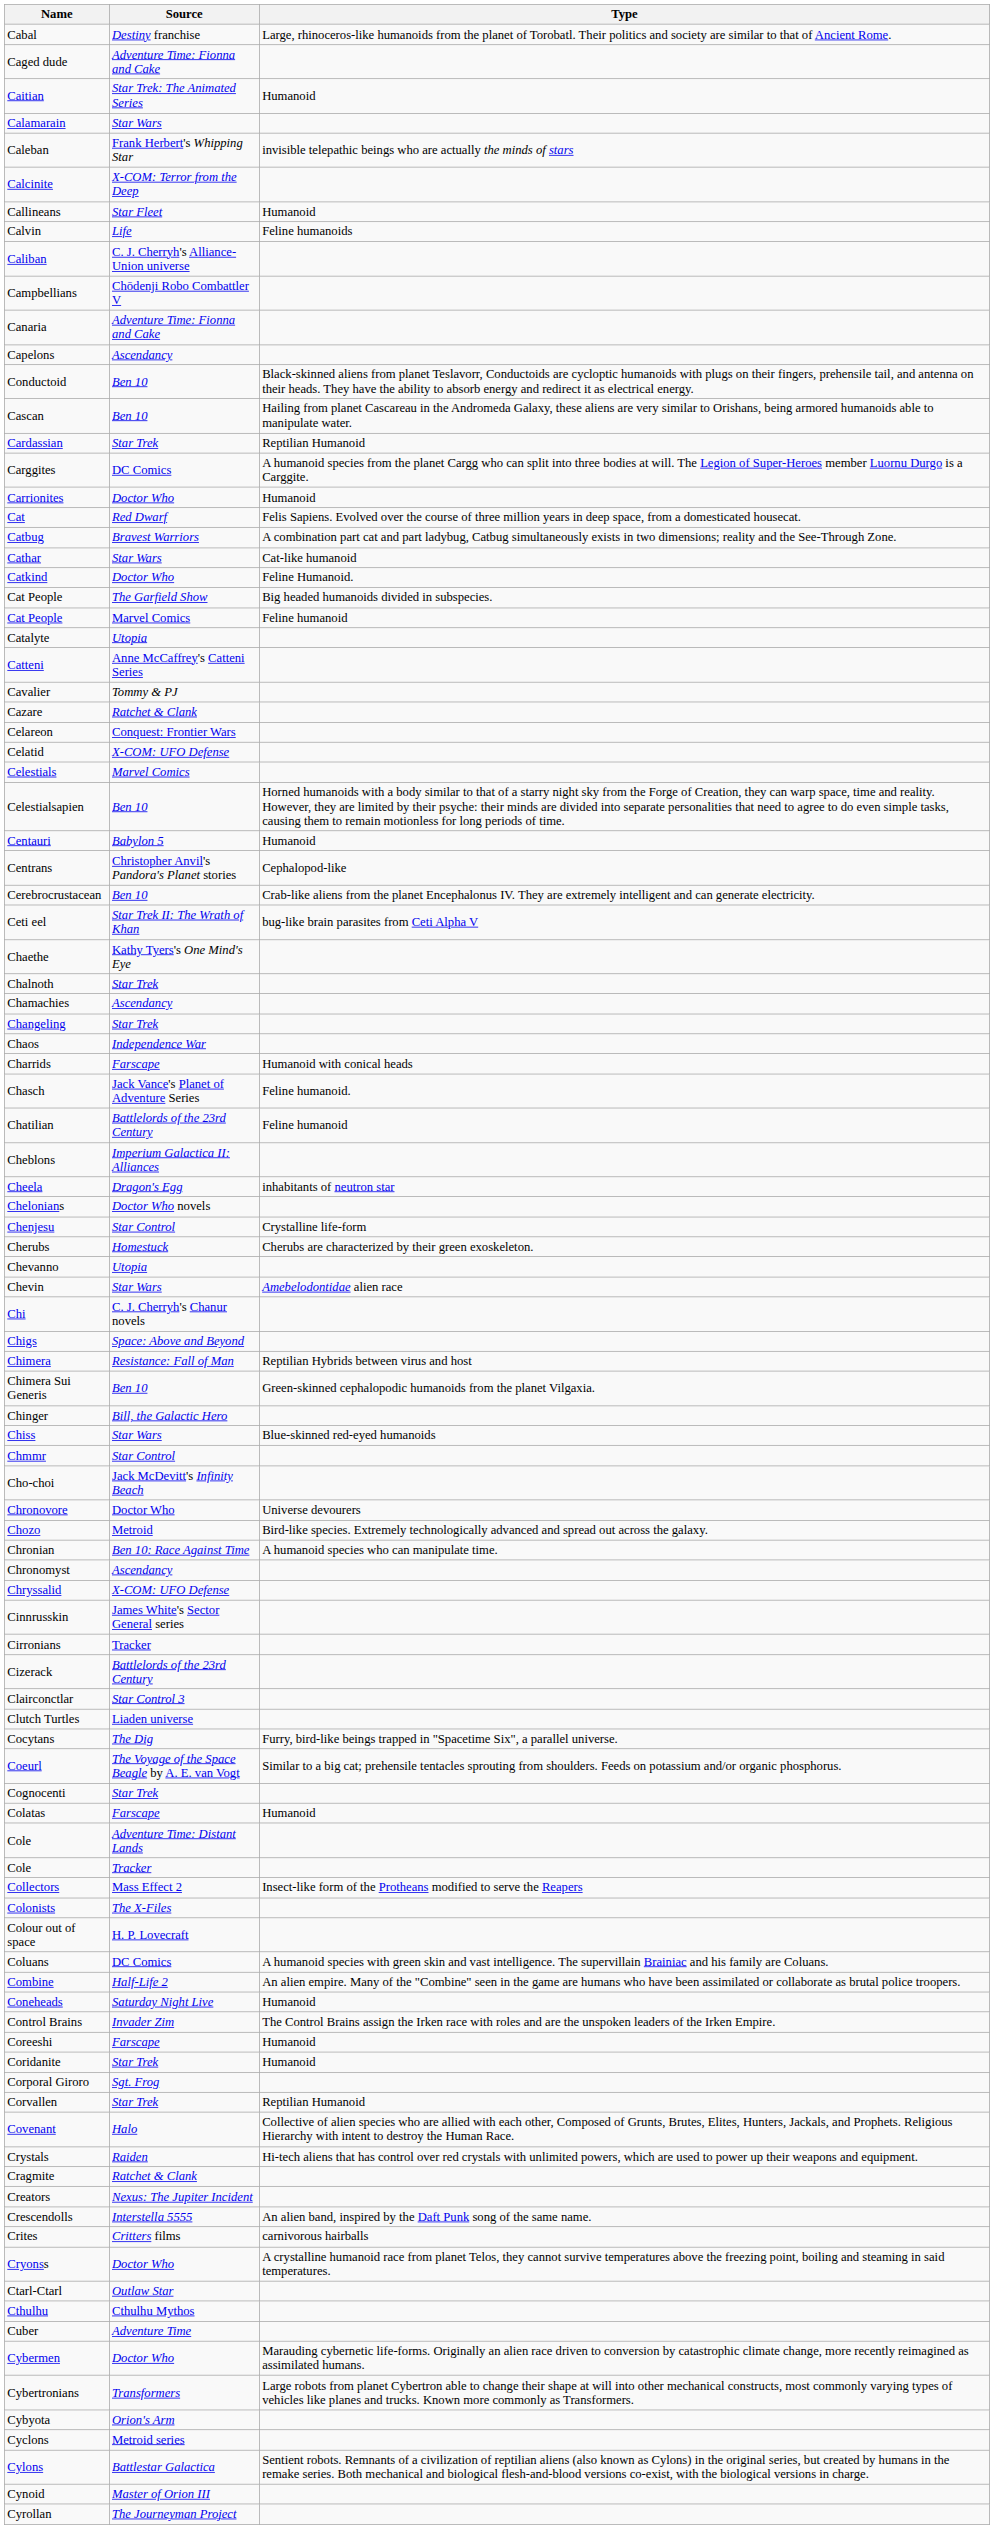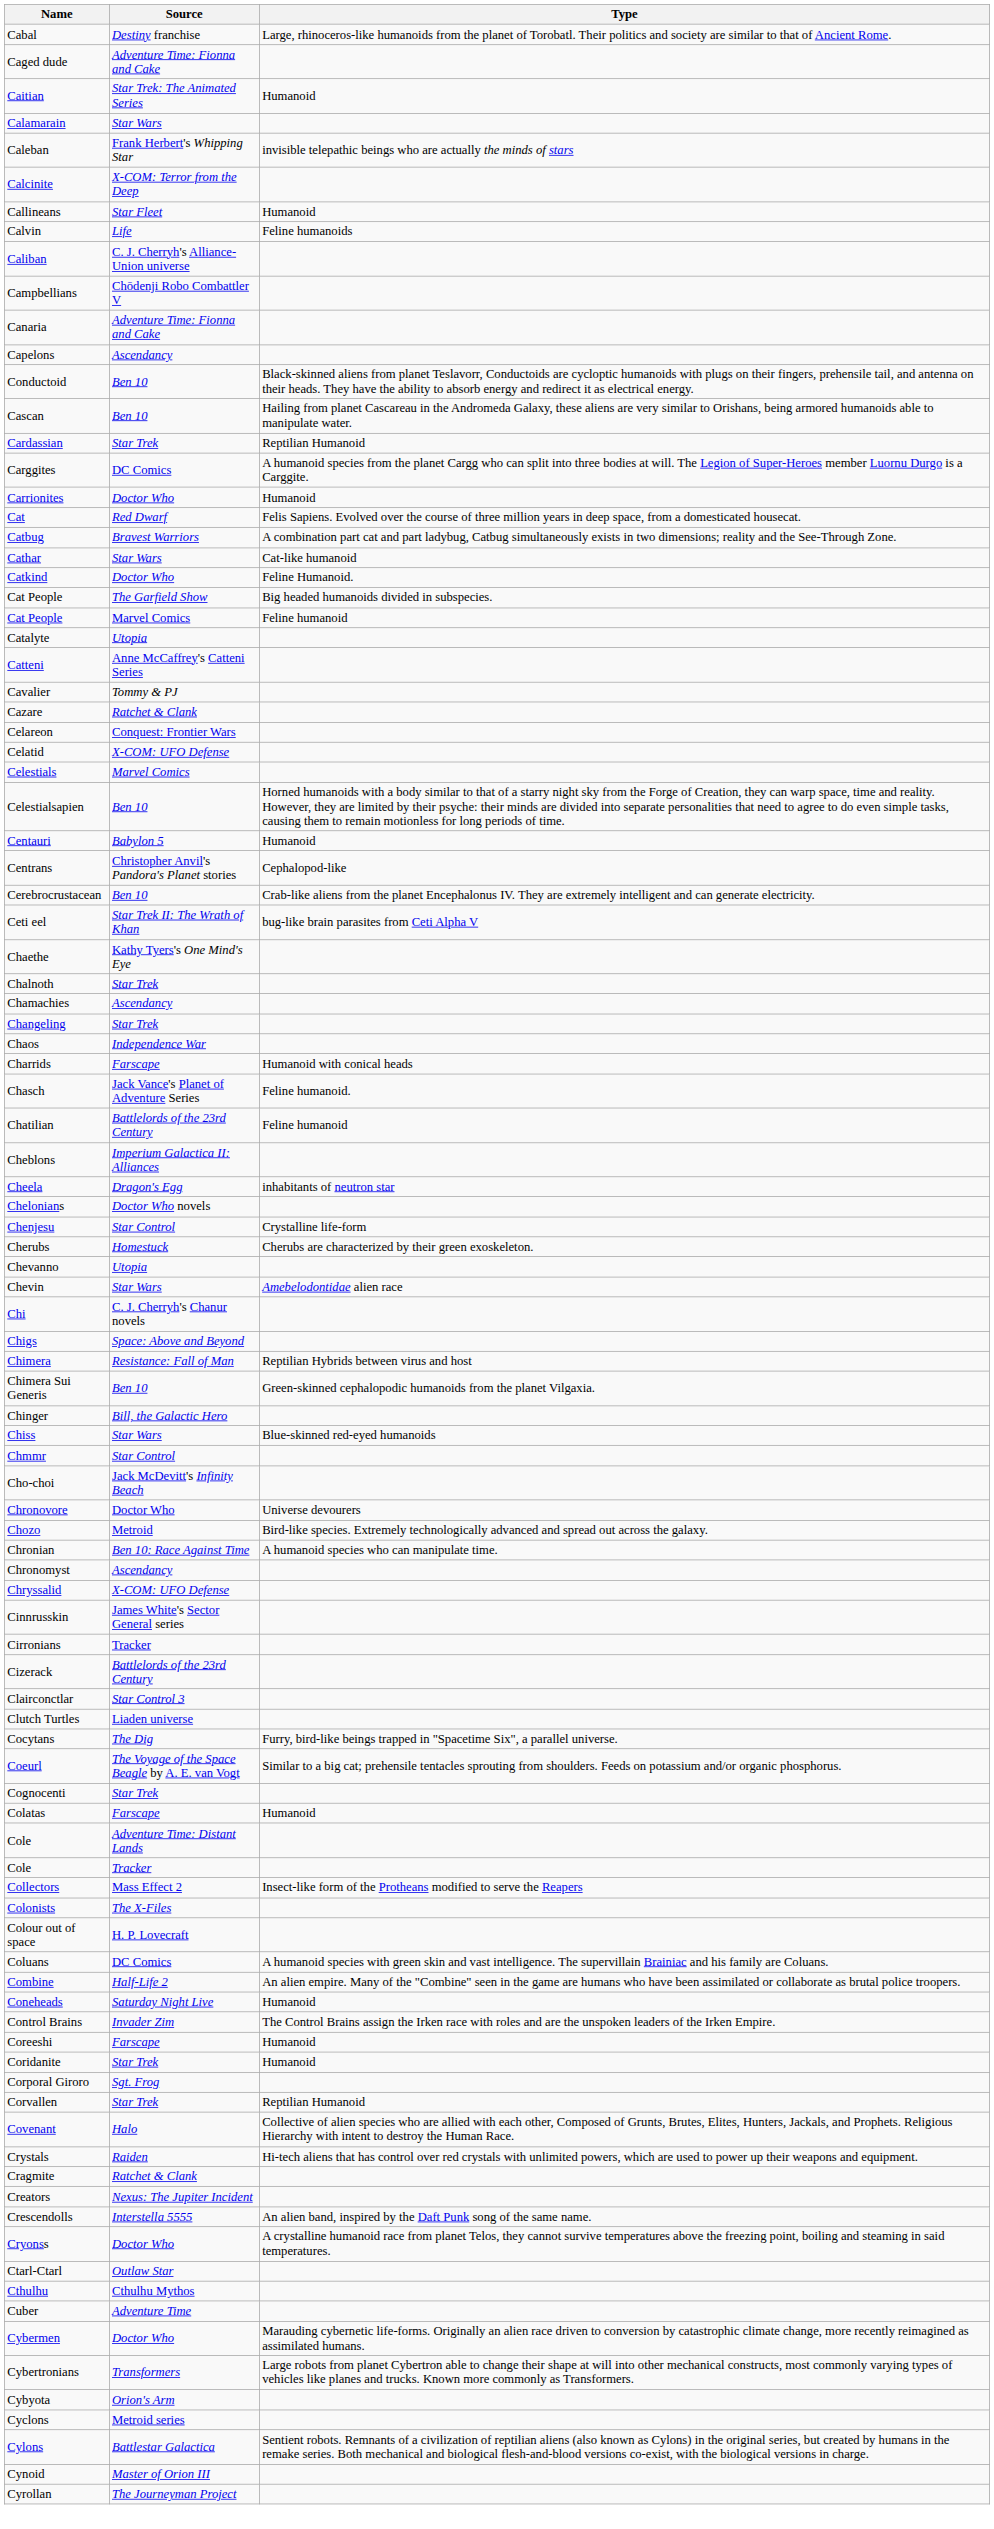- row: (22, 2236)
